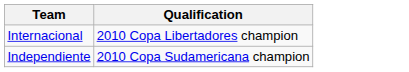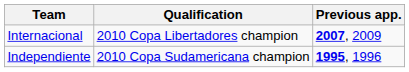+ column: (359, 14)
